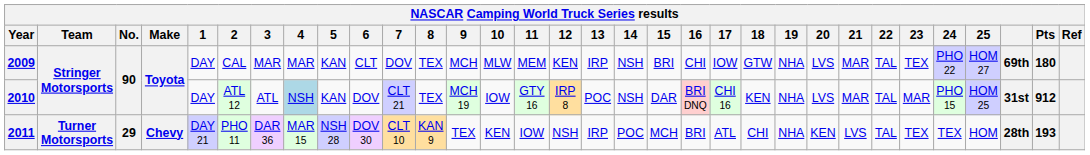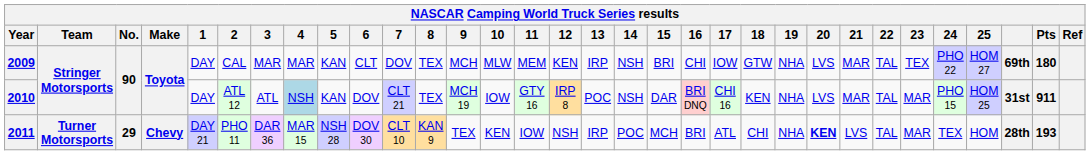(1045, 97) 912 -> (1046, 97) 911
(823, 132) normal -> (823, 132) bold
(917, 132) TEX -> (917, 132) MAR
